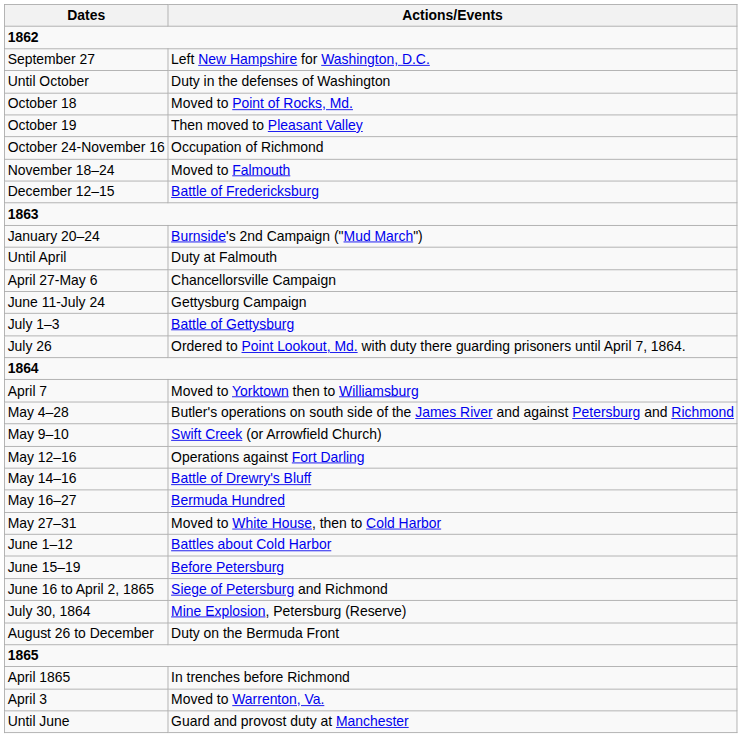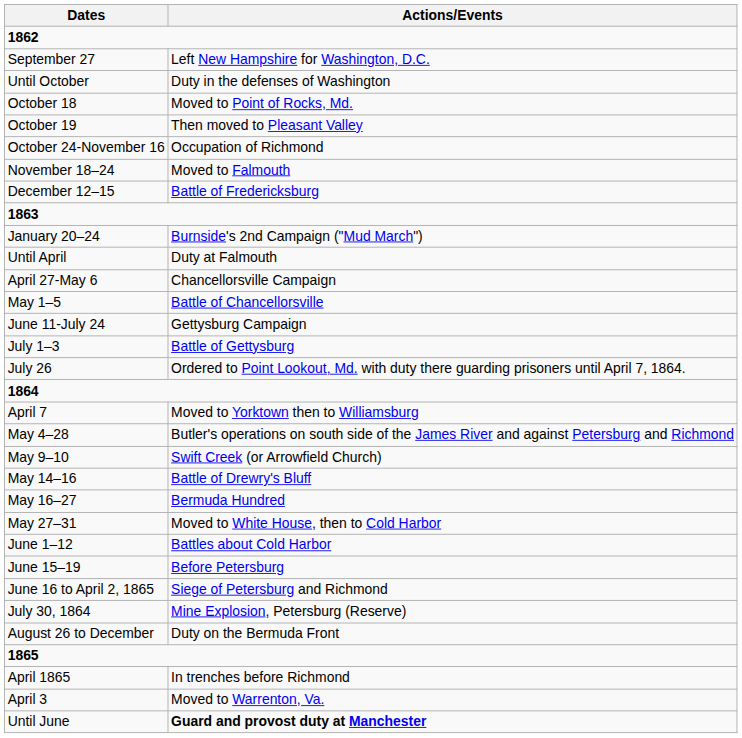+ row: (34, 302)
- row: (42, 457)
(290, 721) normal -> (299, 721) bold
